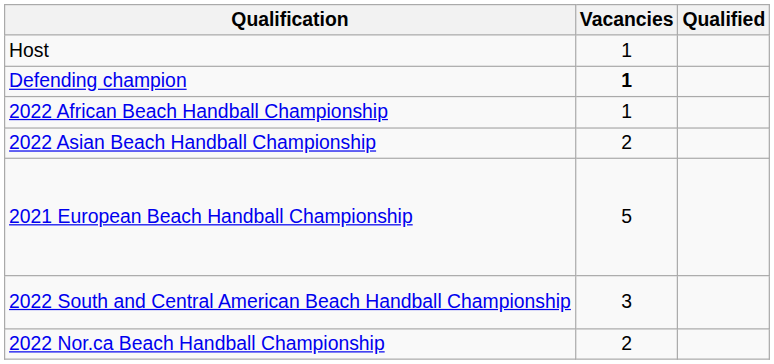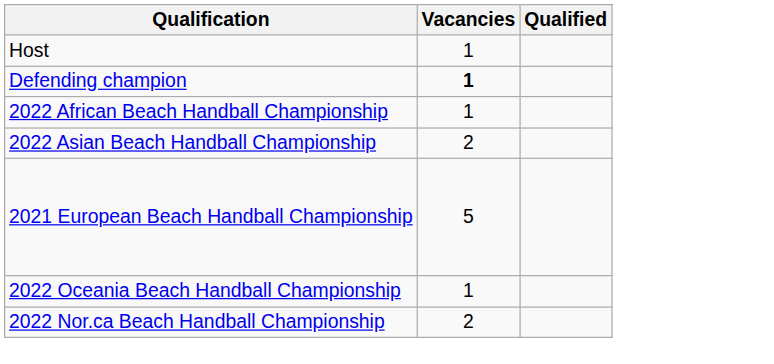- row: (290, 302)
+ row: (205, 291)
